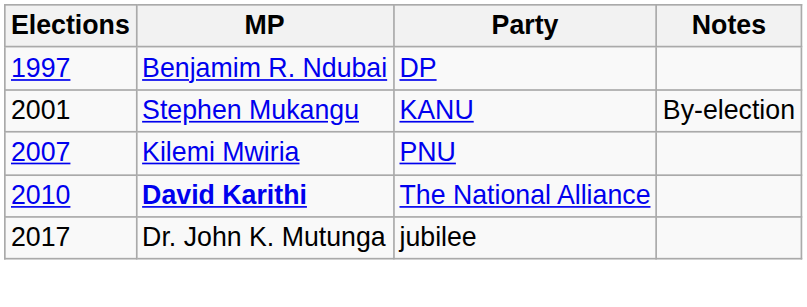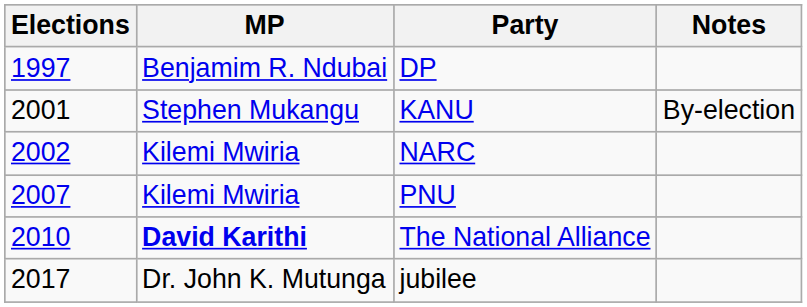+ row: (437, 152)
